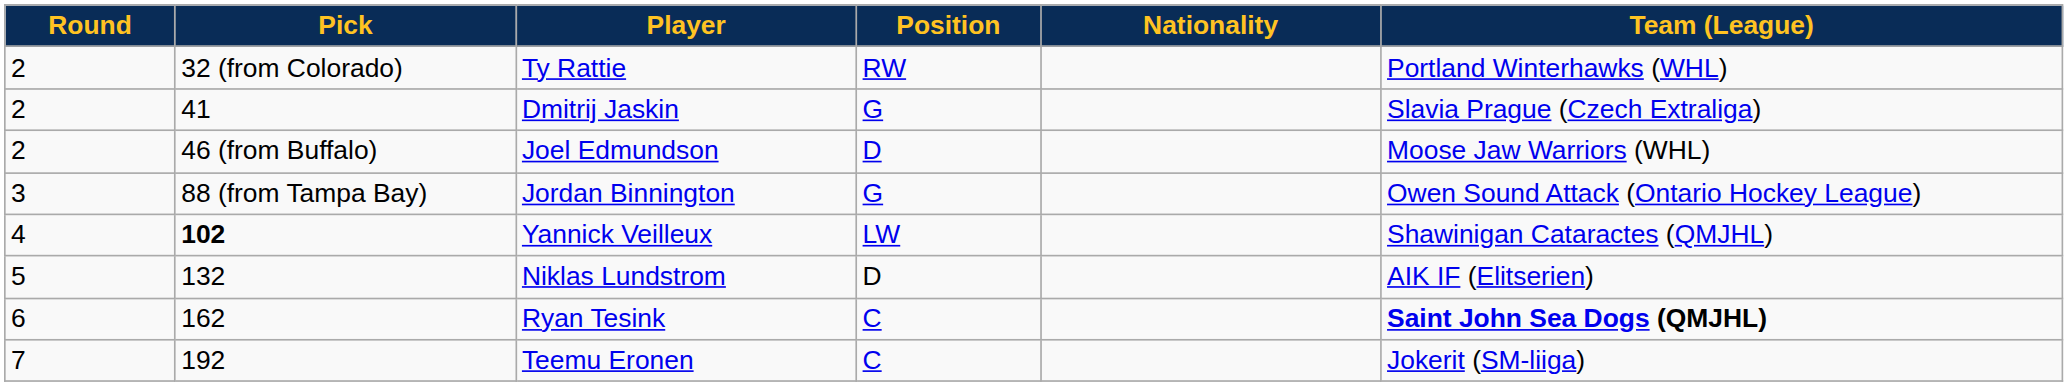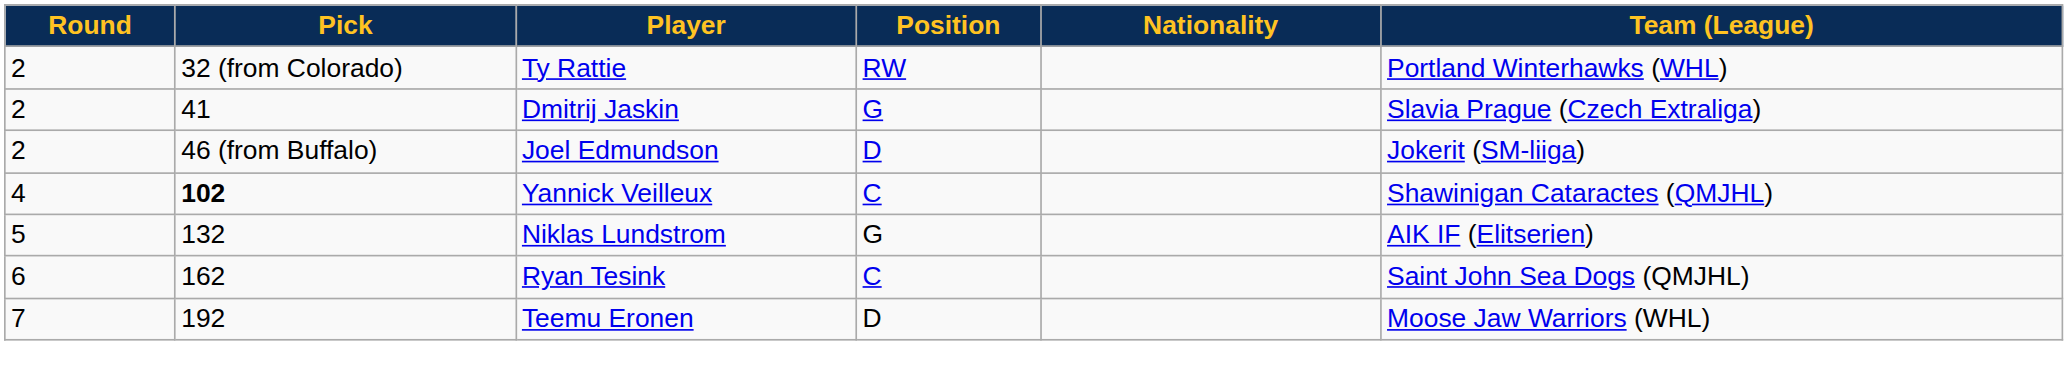(1549, 151) Moose Jaw Warriors (WHL) -> (1486, 151) Jokerit (SM-liiga)
- row: (628, 192)
(881, 234) LW -> (872, 192) C
(872, 276) D -> (873, 234) G
(1577, 318) bold -> (1568, 276) normal
(872, 360) C -> (872, 318) D
(1486, 360) Jokerit (SM-liiga) -> (1549, 318) Moose Jaw Warriors (WHL)
